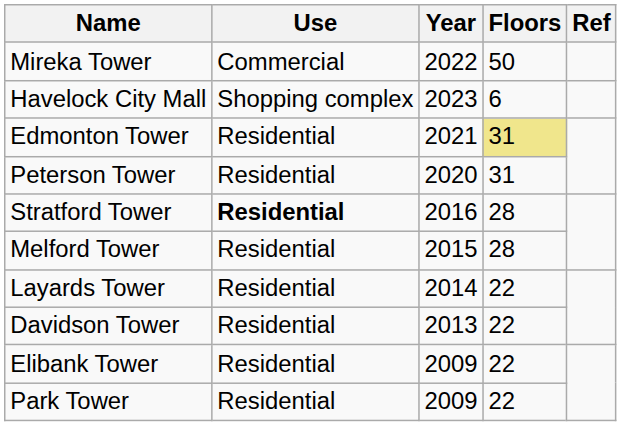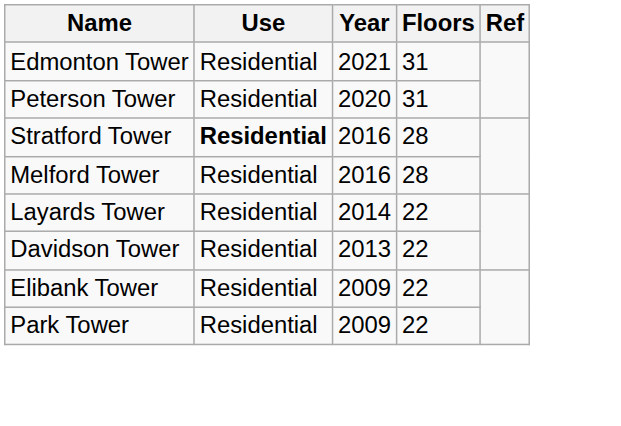- row: (81, 61)
- row: (108, 99)
(502, 136) khaki background -> (415, 61) no background
(451, 250) 2015 -> (364, 174) 2016
